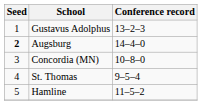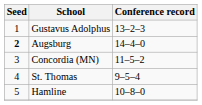(130, 60) 10–8–0 -> (130, 60) 11–5–2
(130, 92) 11–5–2 -> (130, 92) 10–8–0
